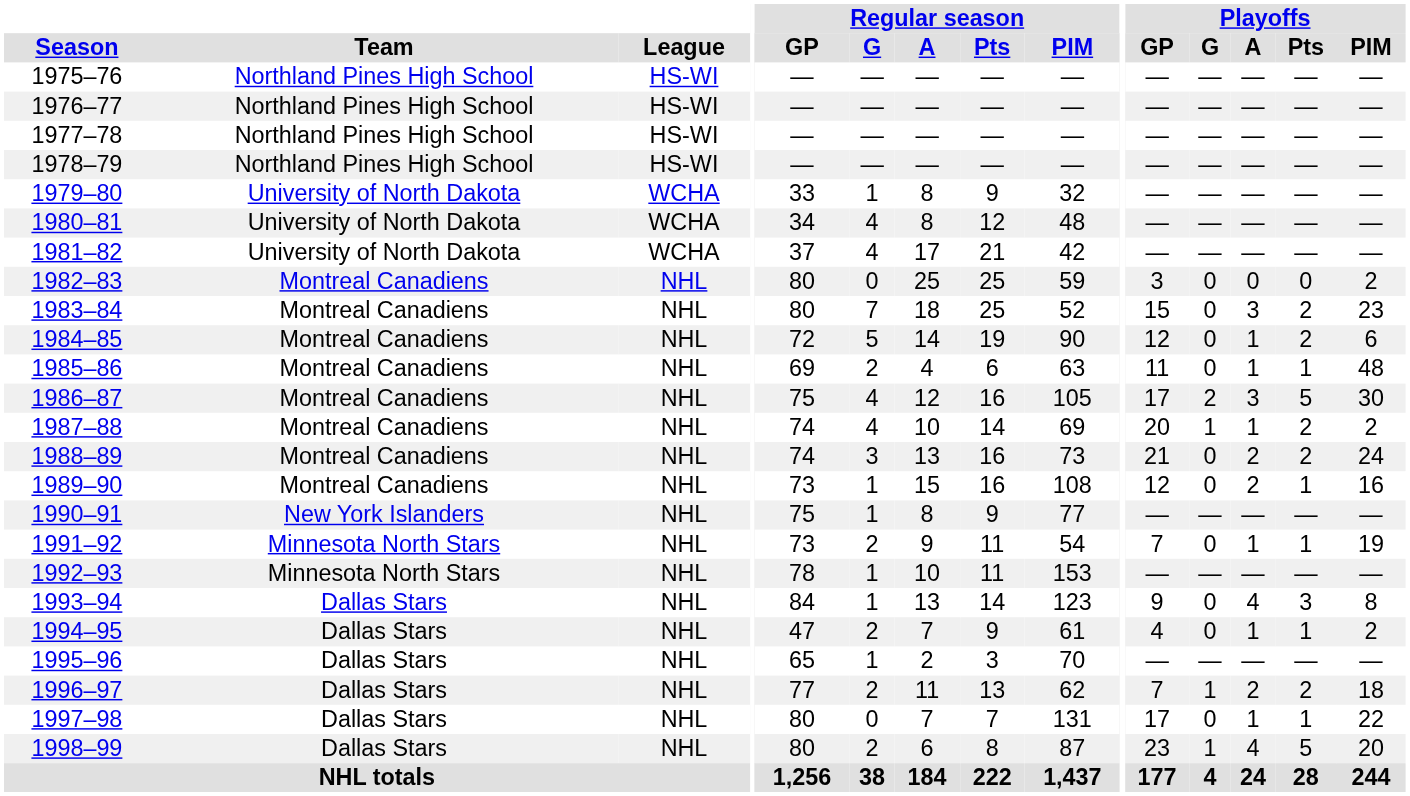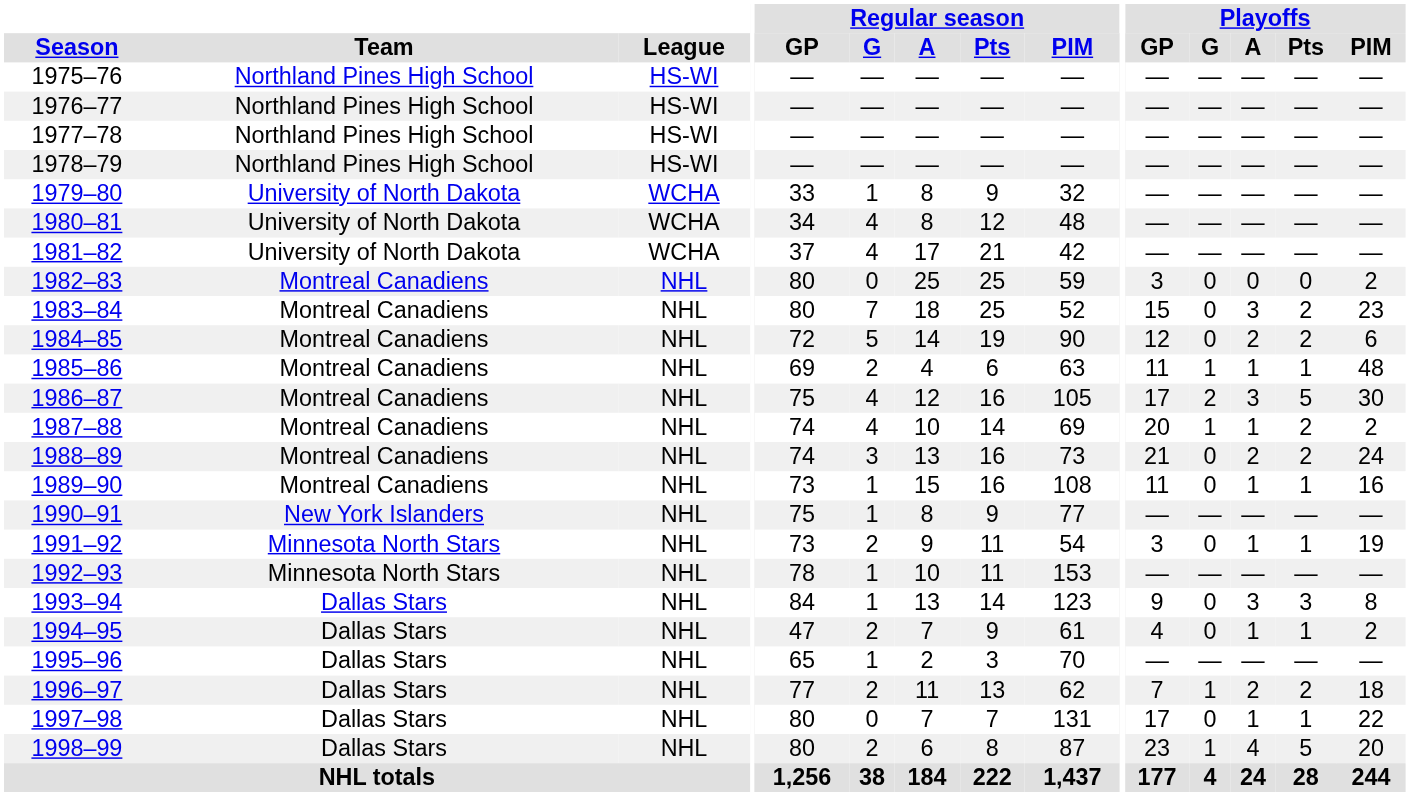(1253, 339) 1 -> (1253, 339) 2
(1210, 368) 0 -> (1210, 368) 1
(1157, 485) 12 -> (1157, 485) 11
(1253, 485) 2 -> (1253, 485) 1
(1157, 543) 7 -> (1157, 543) 3
(1253, 602) 4 -> (1253, 602) 3
